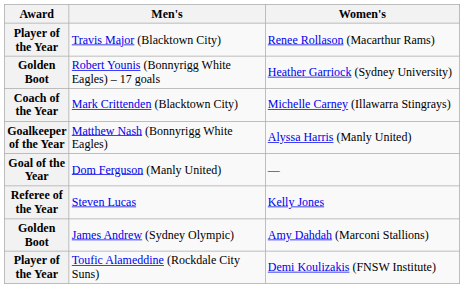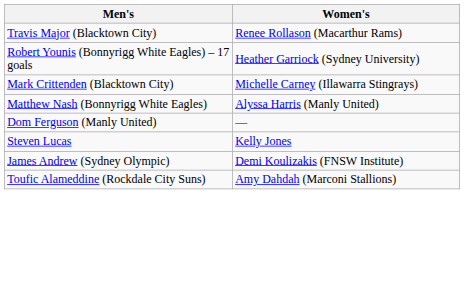- column: (37, 14)
(348, 234) Amy Dahdah (Marconi Stallions) -> (319, 160) Demi Koulizakis (FNSW Institute)
(352, 267) Demi Koulizakis (FNSW Institute) -> (316, 179) Amy Dahdah (Marconi Stallions)
